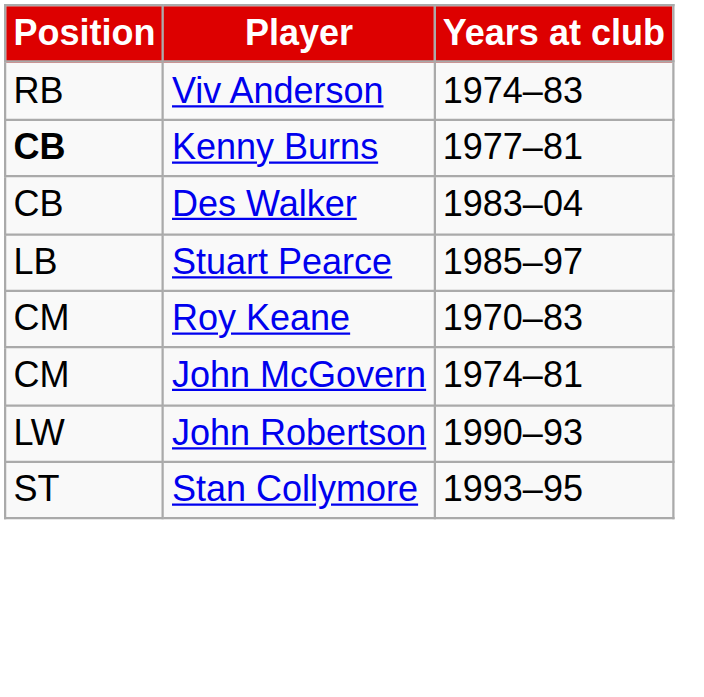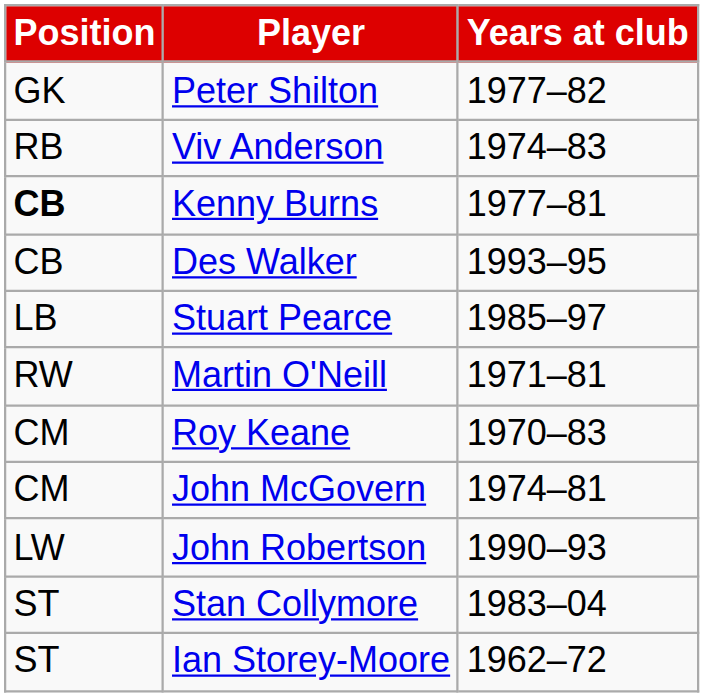+ row: (275, 90)
(513, 204) 1983–04 -> (537, 261) 1993–95
+ row: (279, 375)
(513, 489) 1993–95 -> (537, 603) 1983–04
+ row: (311, 661)
